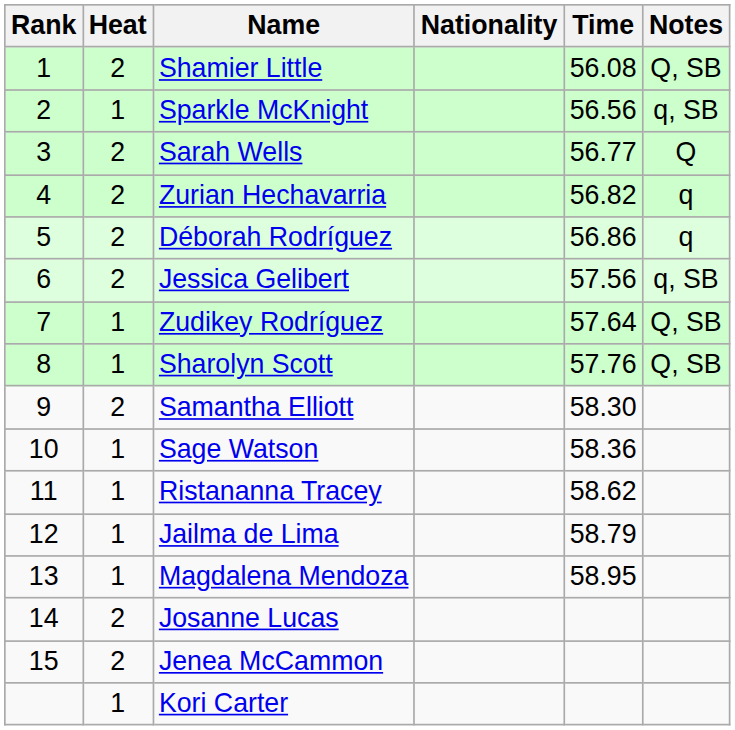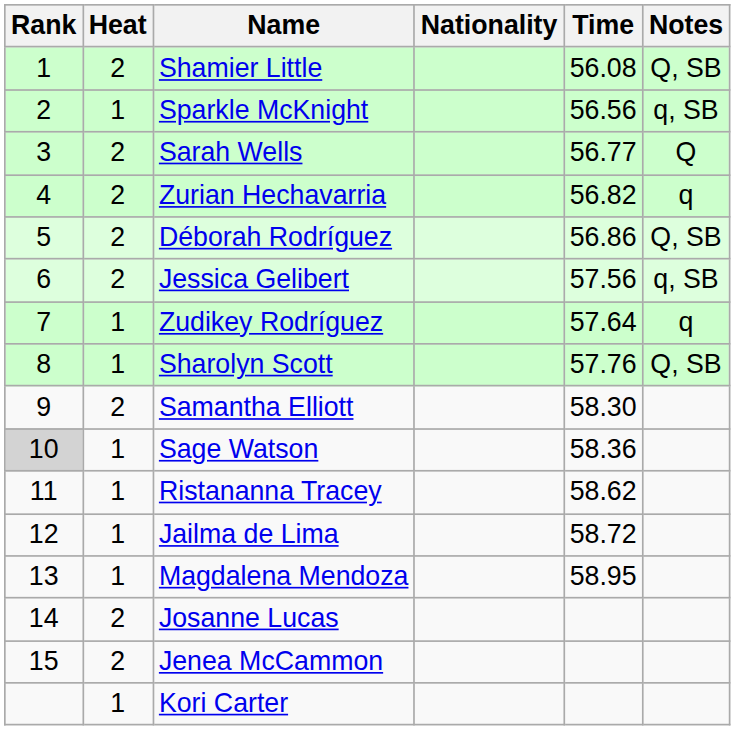(686, 237) q -> (686, 237) Q, SB
(686, 322) Q, SB -> (686, 322) q
(44, 449) no background -> (44, 449) lightgrey background
(603, 534) 58.79 -> (603, 534) 58.72
